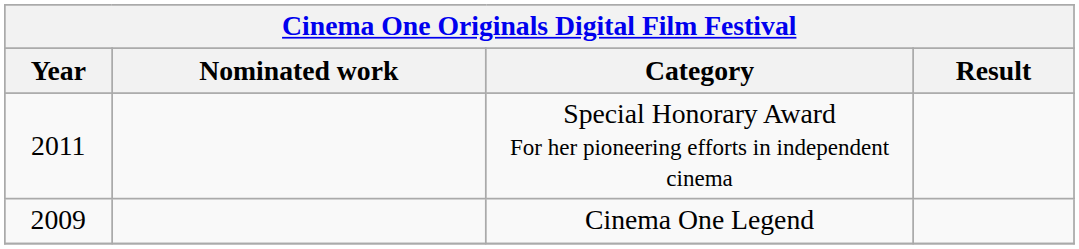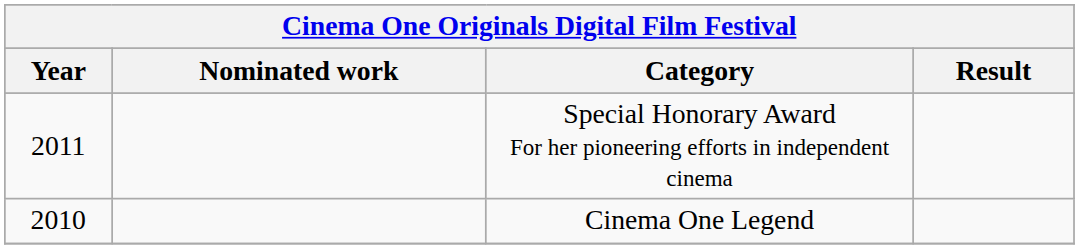(58, 220) 2009 -> (58, 220) 2010
